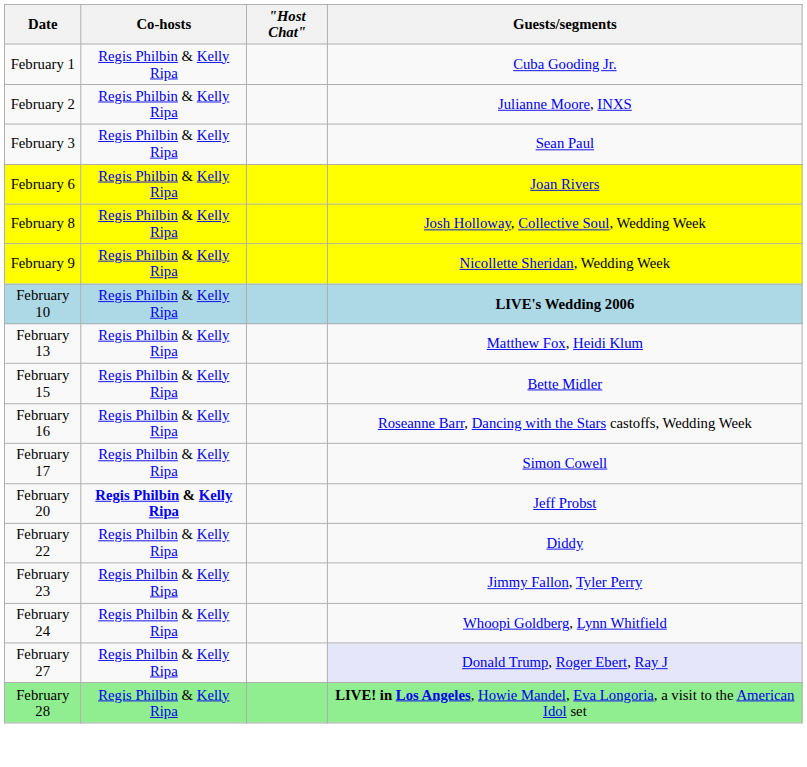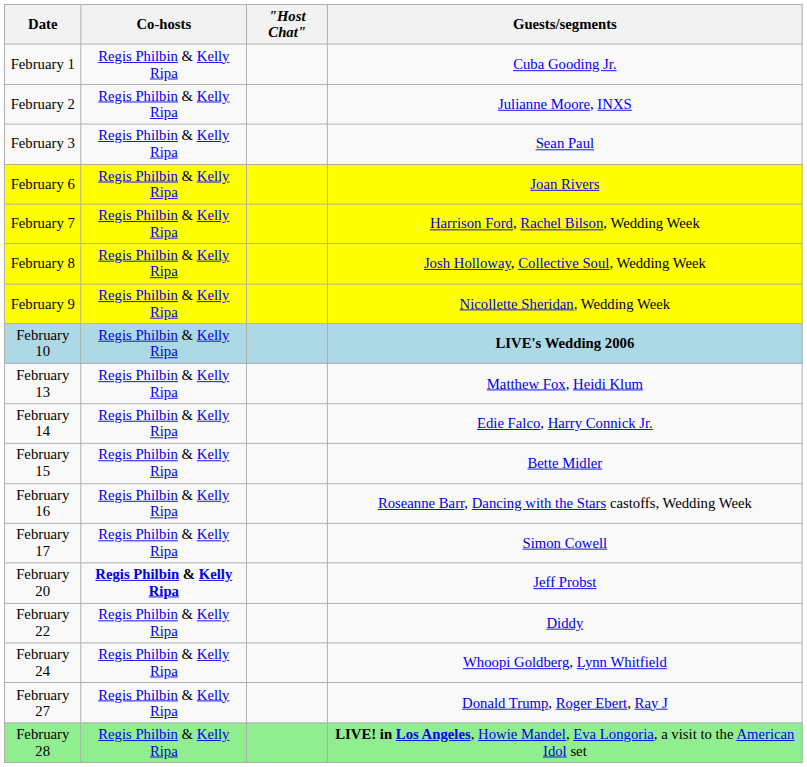+ row: (43, 223)
+ row: (43, 423)
- row: (43, 583)
(565, 662) lavender background -> (565, 702) no background
